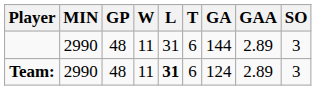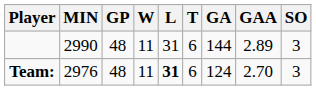(81, 71) 2990 -> (81, 71) 2976
(258, 71) 2.89 -> (258, 71) 2.70
